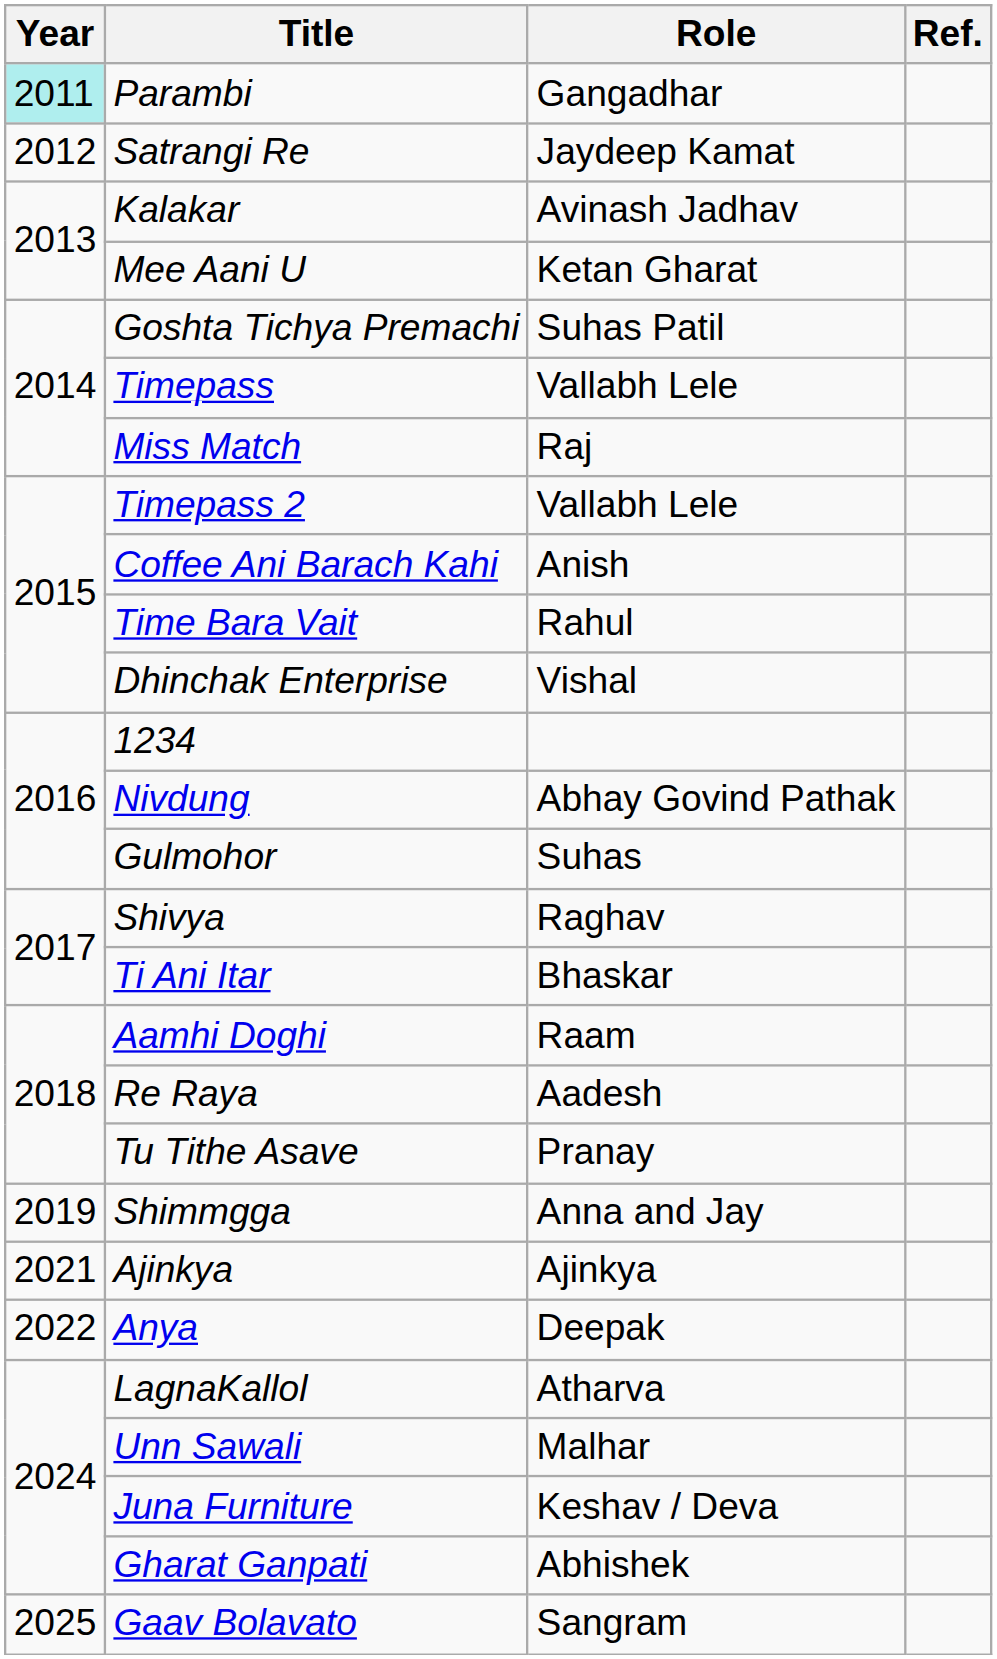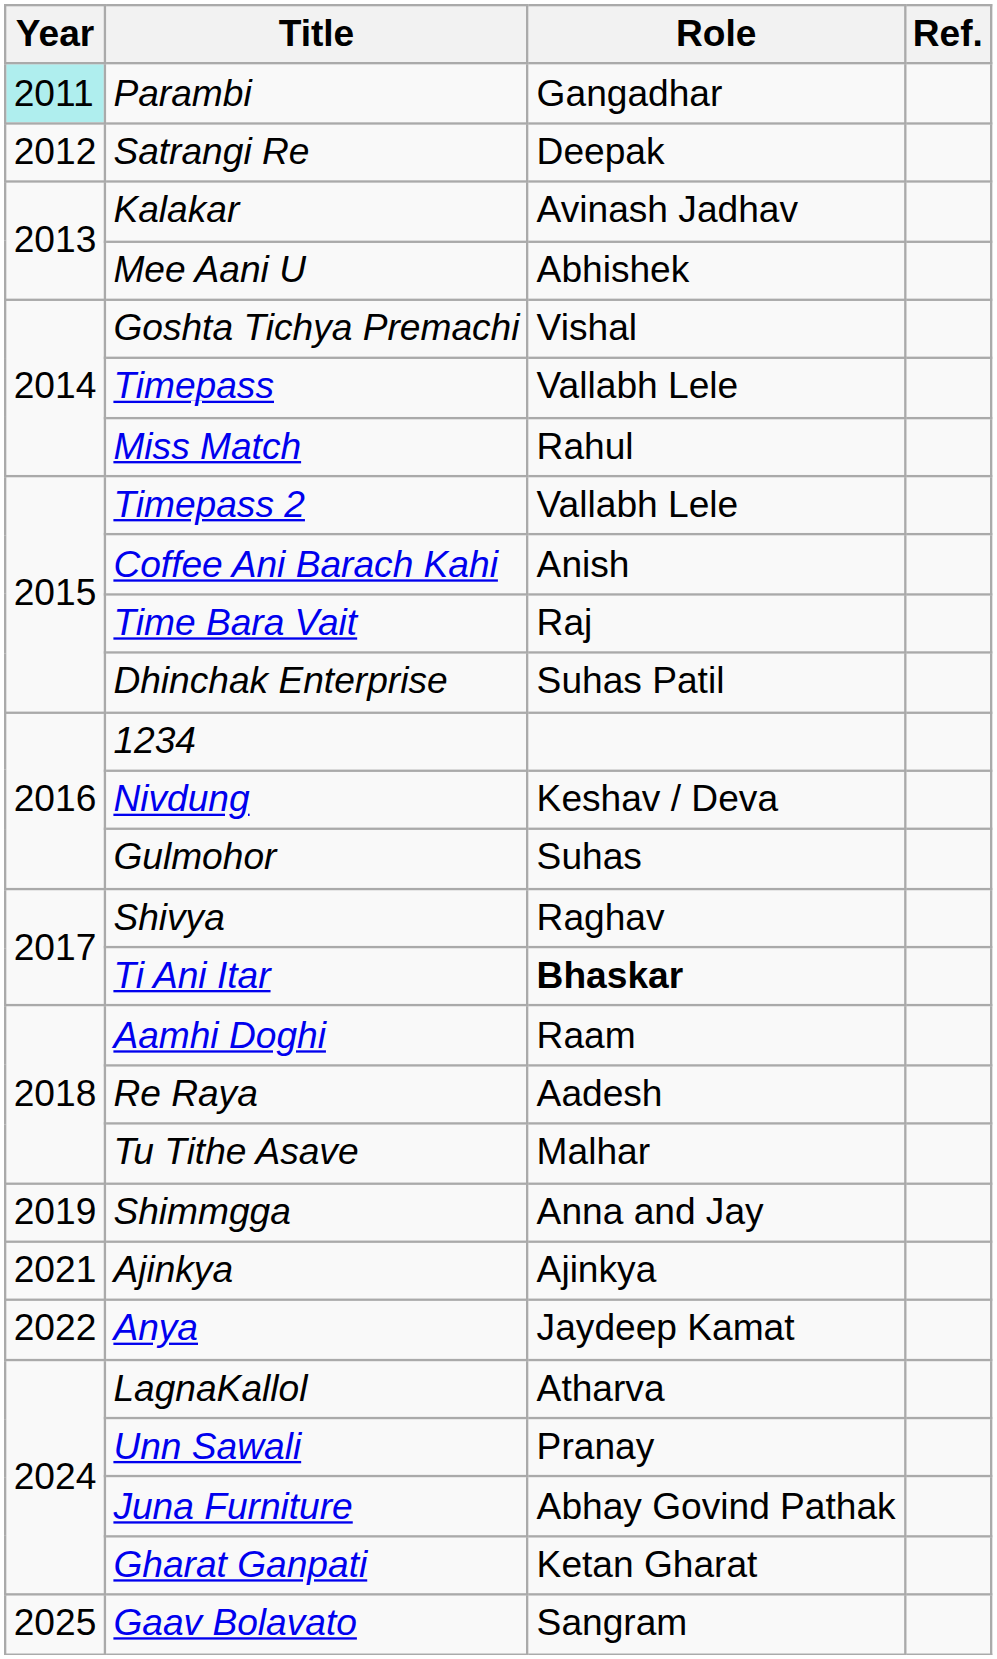(666, 151) Jaydeep Kamat -> (601, 151) Deepak
(647, 269) Ketan Gharat -> (613, 269) Abhishek
(631, 328) Suhas Patil -> (587, 328) Vishal
(564, 446) Raj -> (585, 446) Rahul
(585, 622) Rahul -> (564, 622) Raj
(587, 681) Vishal -> (631, 681) Suhas Patil
(716, 799) Abhay Govind Pathak -> (657, 799) Keshav / Deva
(605, 975) normal -> (610, 975) bold
(595, 1152) Pranay -> (593, 1152) Malhar
(601, 1329) Deepak -> (666, 1329) Jaydeep Kamat
(593, 1446) Malhar -> (595, 1446) Pranay
(657, 1505) Keshav / Deva -> (716, 1505) Abhay Govind Pathak
(613, 1564) Abhishek -> (647, 1564) Ketan Gharat
